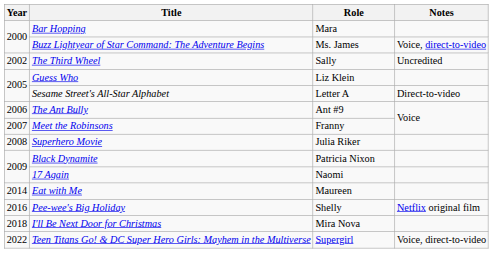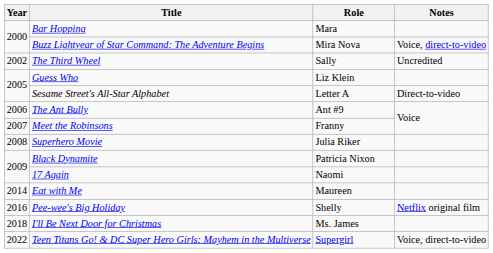(337, 45) Ms. James -> (338, 45) Mira Nova
(338, 223) Mira Nova -> (337, 223) Ms. James
